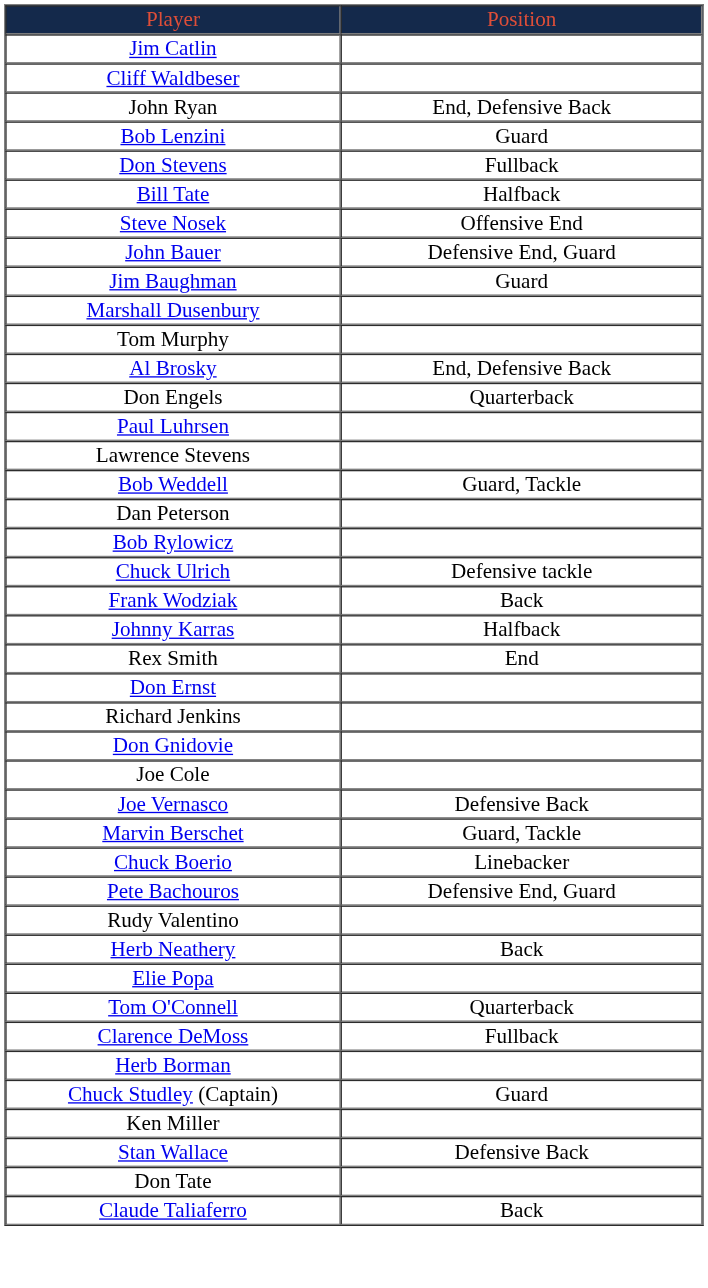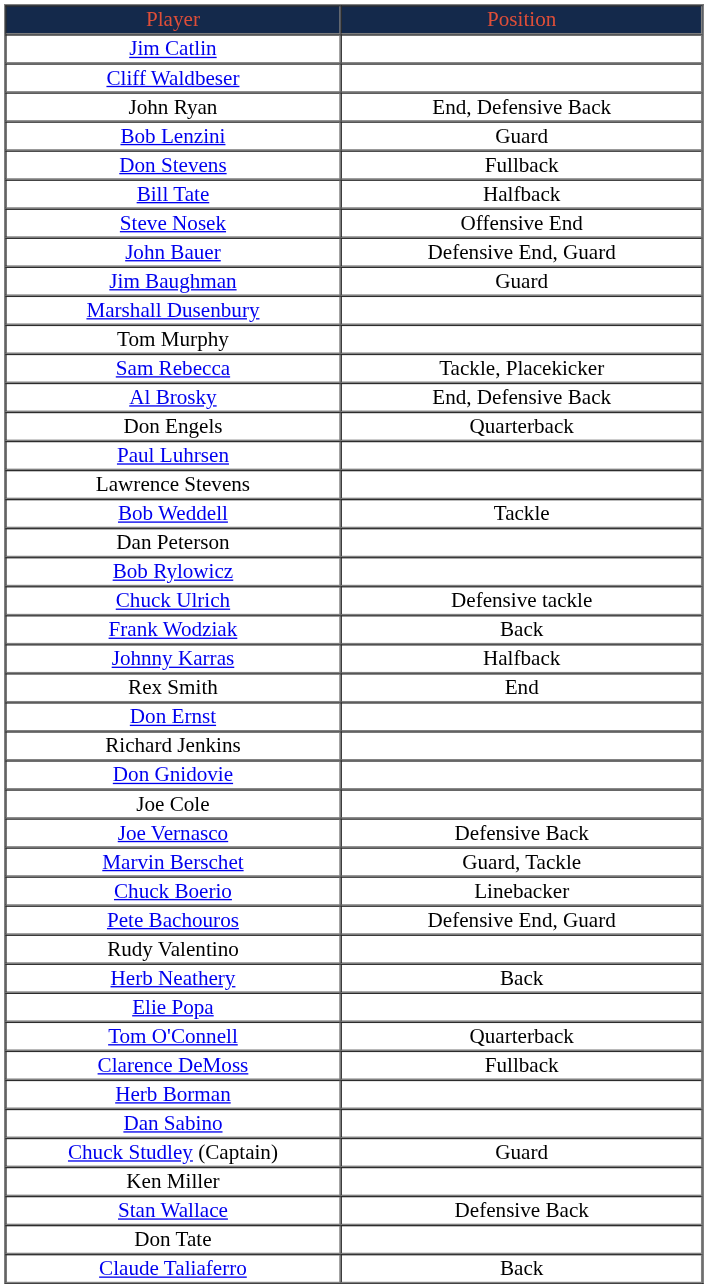+ row: (173, 368)
(522, 484) Guard, Tackle -> (522, 513) Tackle
+ row: (173, 1123)
